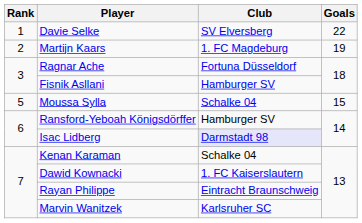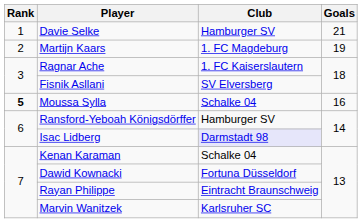(237, 31) SV Elversberg -> (238, 31) Hamburger SV
(339, 31) 22 -> (339, 31) 21
(249, 66) Fortuna Düsseldorf -> (252, 66) 1. FC Kaiserslautern
(238, 84) Hamburger SV -> (237, 84) SV Elversberg
(21, 102) normal -> (21, 102) bold
(339, 102) 15 -> (339, 102) 16
(252, 173) 1. FC Kaiserslautern -> (249, 173) Fortuna Düsseldorf
